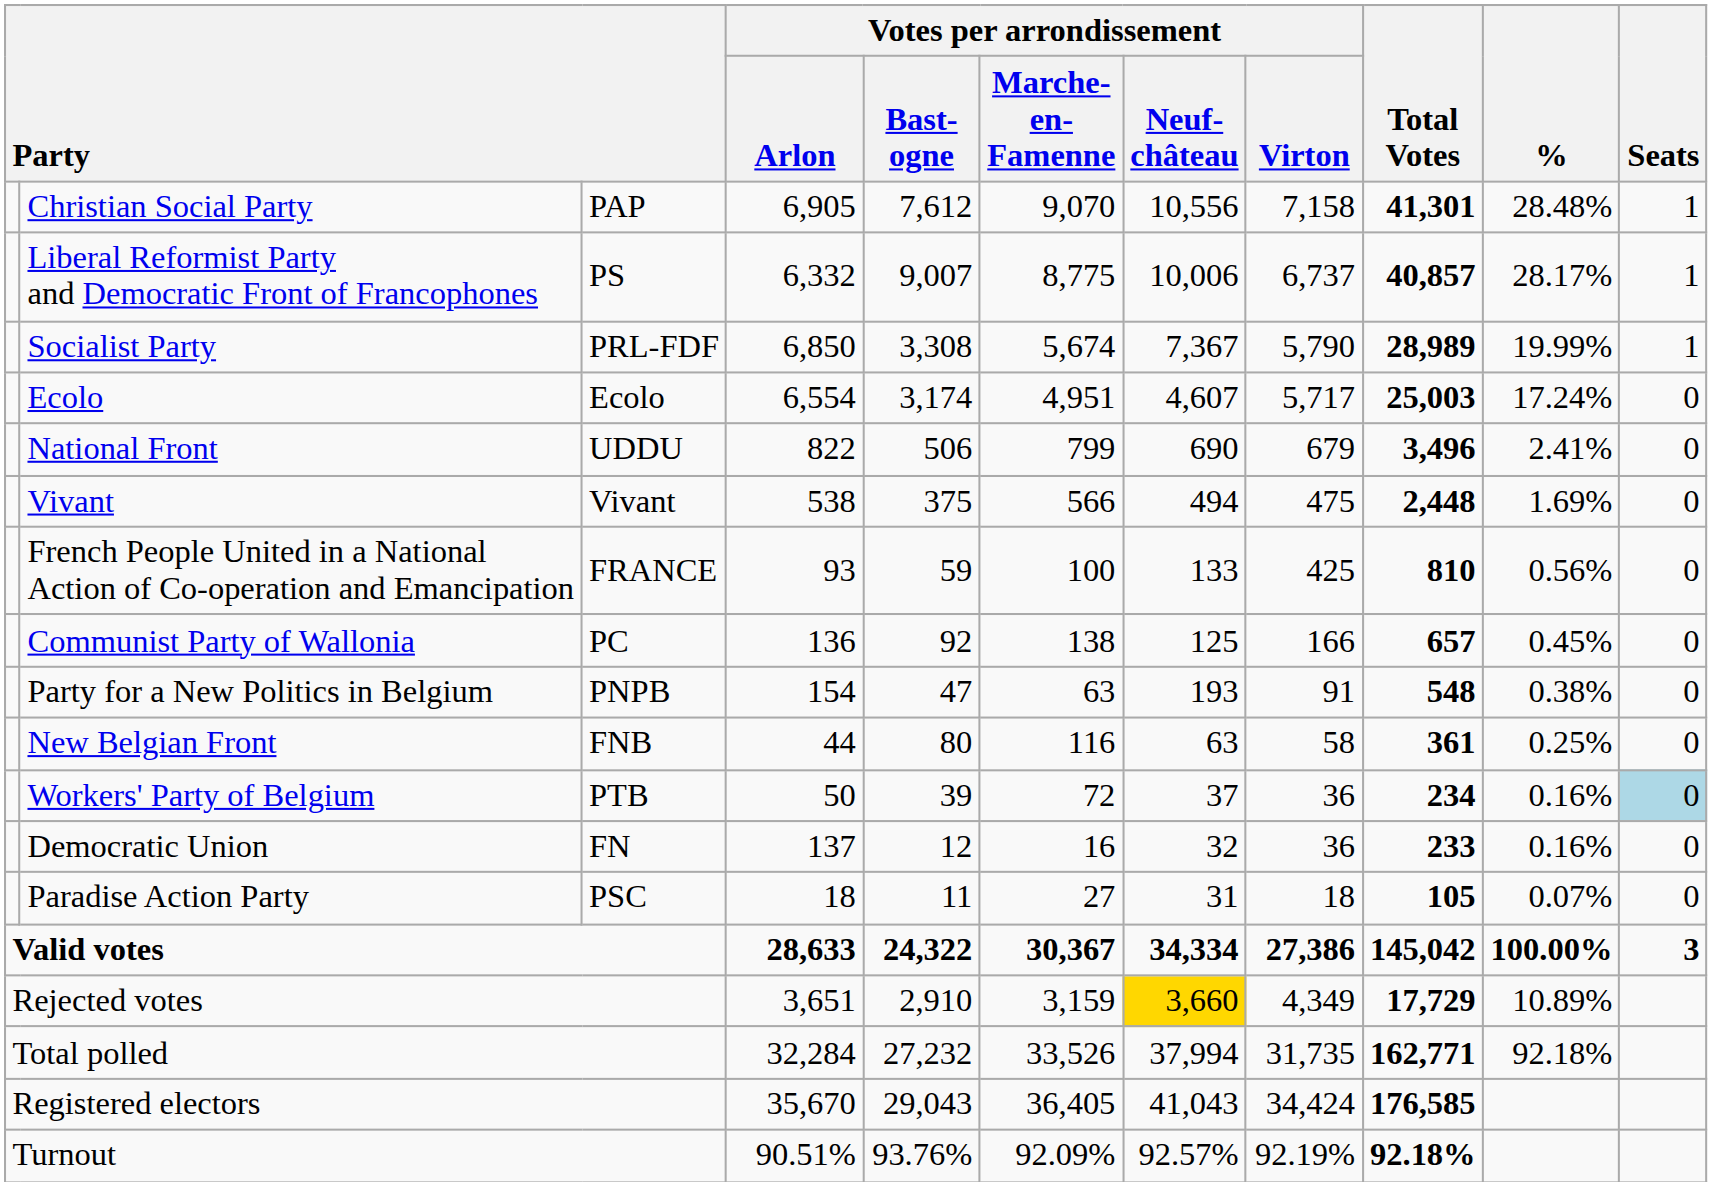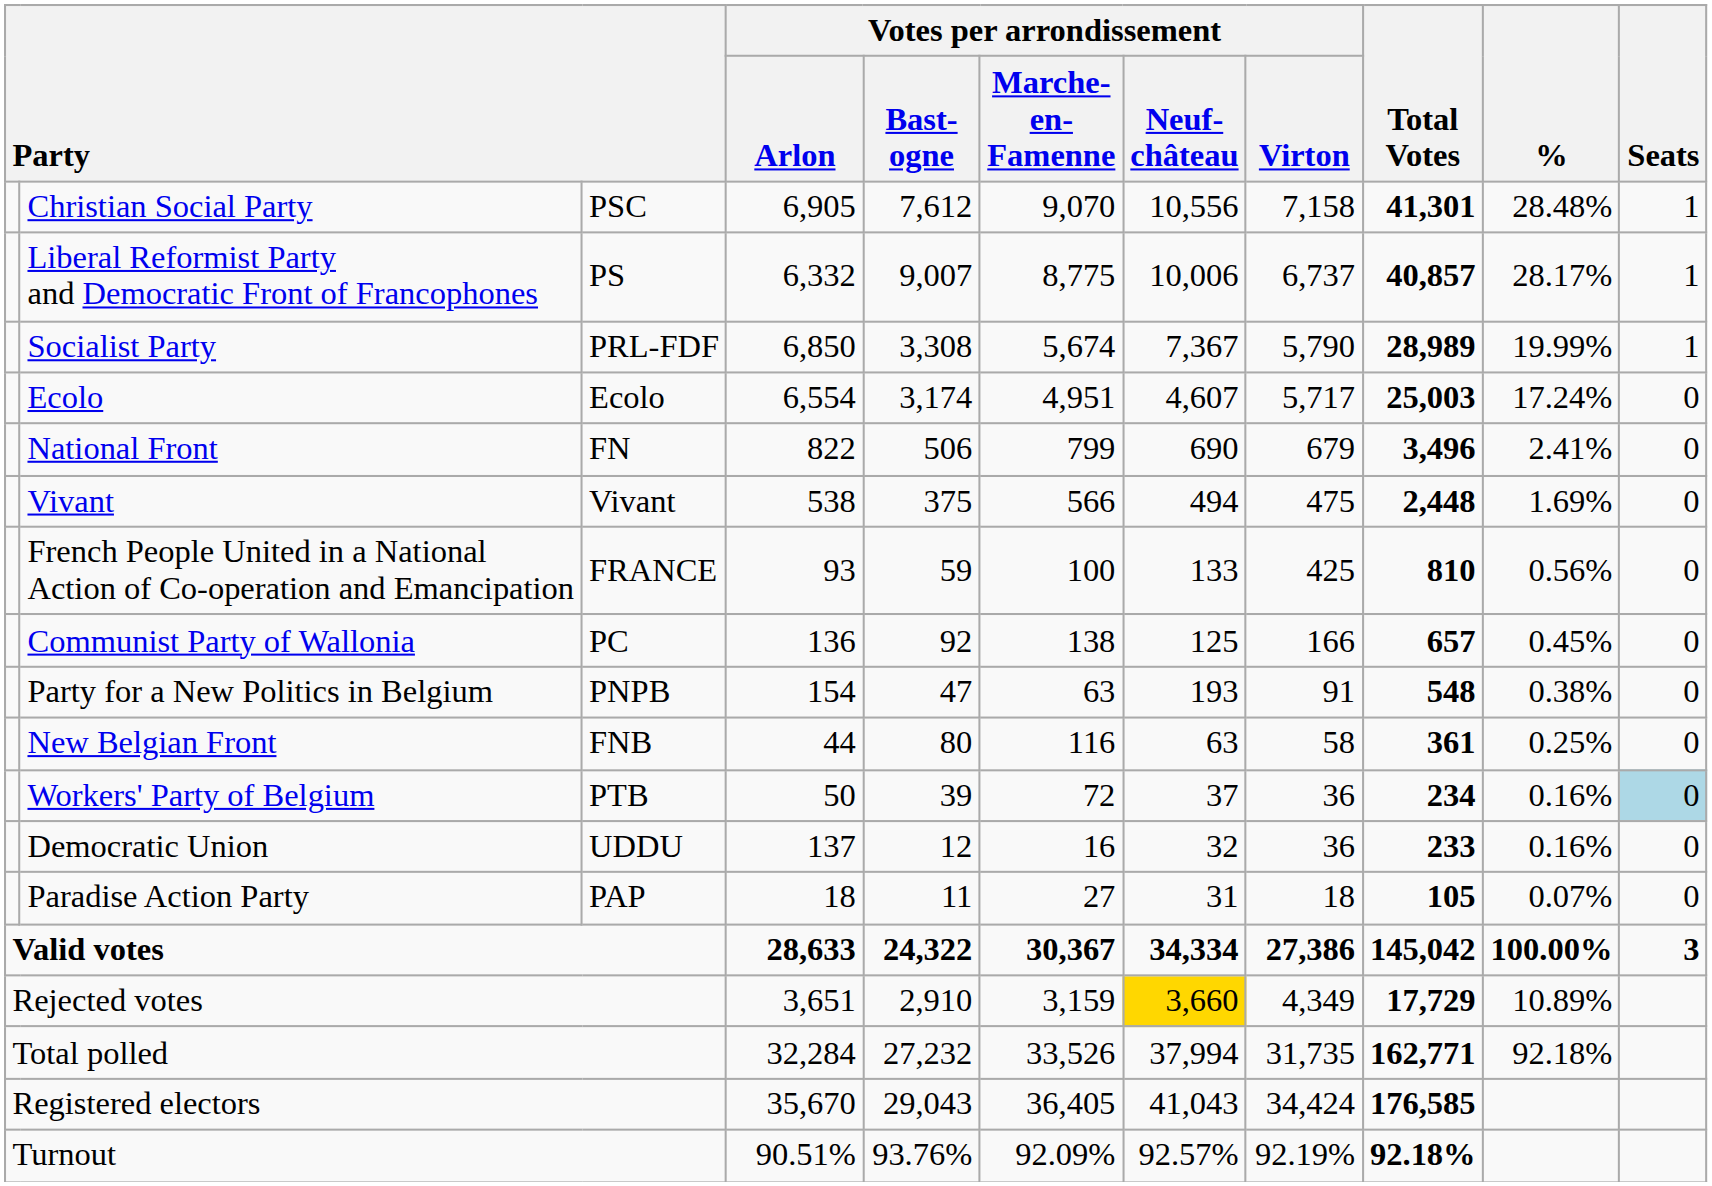(617, 206) PAP -> (618, 206) PSC
(636, 448) UDDU -> (610, 448) FN
(610, 846) FN -> (636, 846) UDDU
(618, 897) PSC -> (617, 897) PAP
